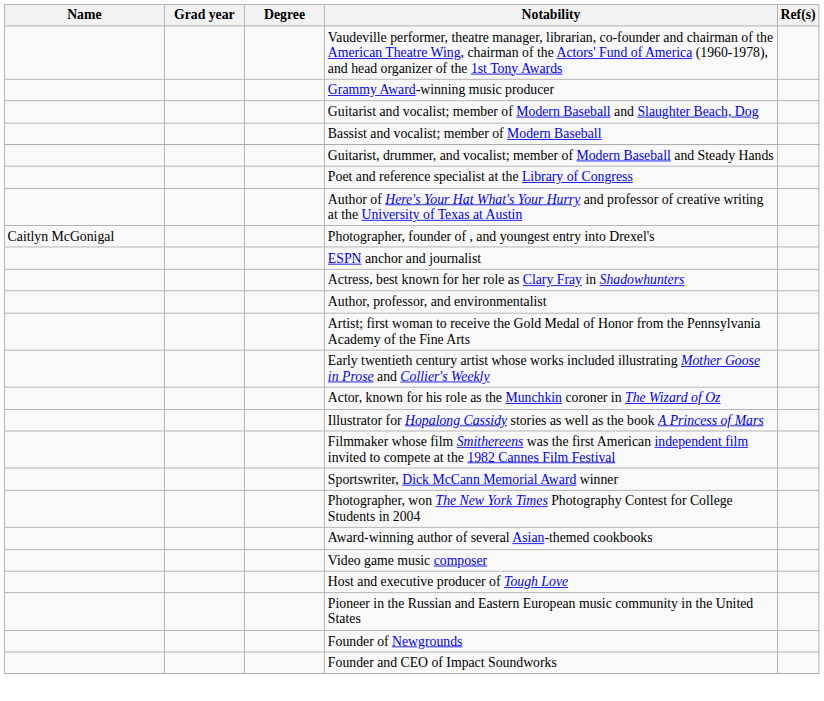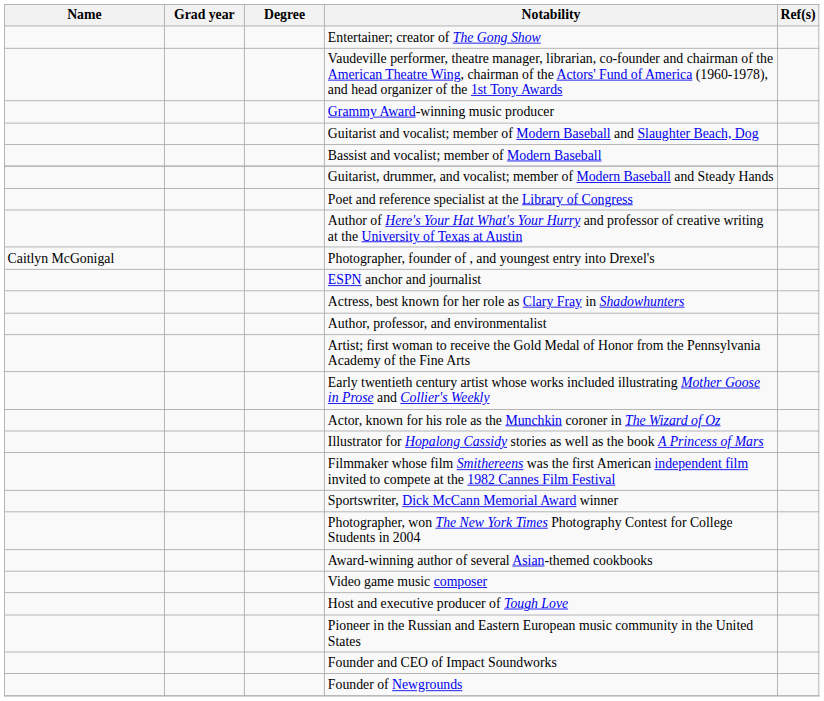+ row: (434, 37)
rows swapped: (442, 662) <-> (395, 641)
